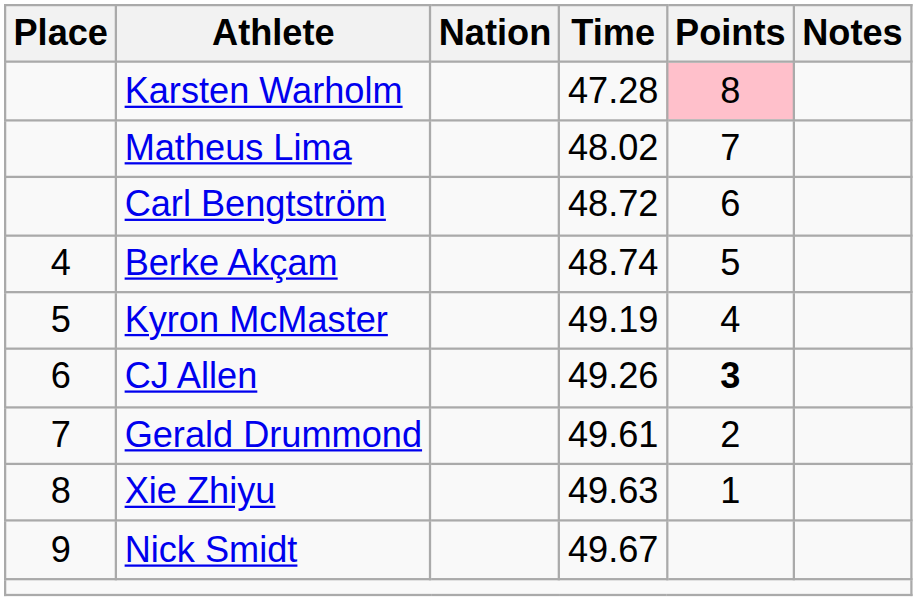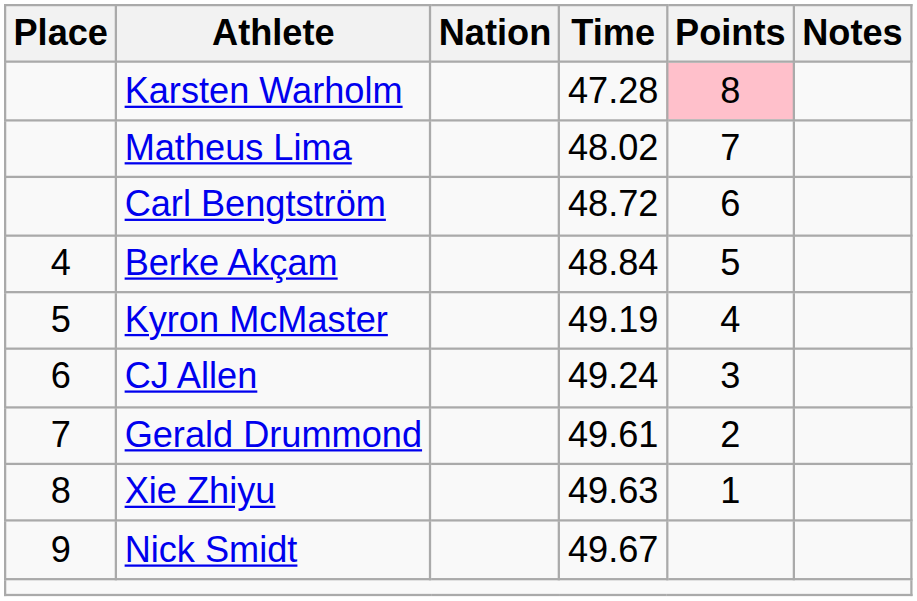(613, 262) 48.74 -> (613, 262) 48.84
(613, 377) 49.26 -> (613, 377) 49.24
(730, 377) bold -> (730, 377) normal
